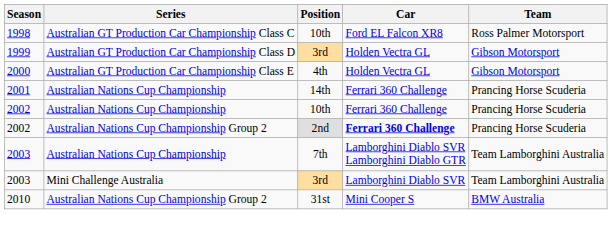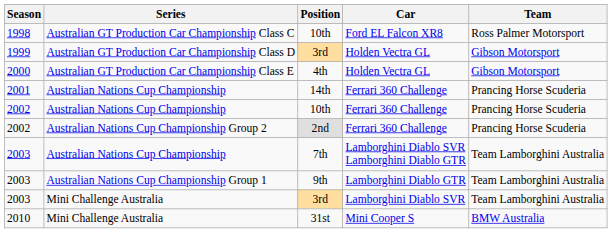(400, 128) bold -> (396, 128) normal
+ row: (19, 180)
(157, 199) Australian Nations Cup Championship Group 2 -> (105, 218) Mini Challenge Australia
